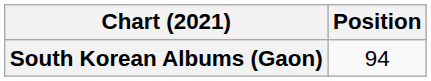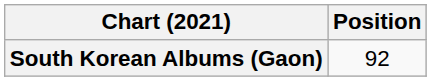(377, 57) 94 -> (377, 57) 92
